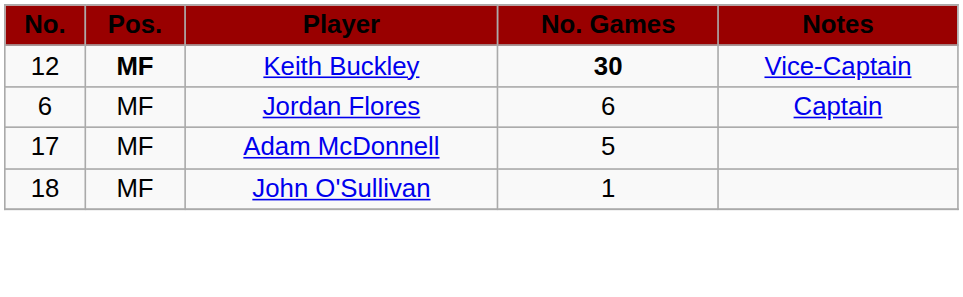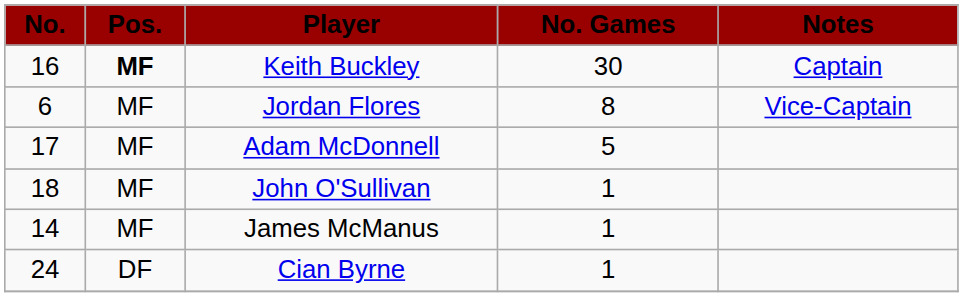(45, 65) 12 -> (45, 65) 16
(608, 65) bold -> (608, 65) normal
(838, 65) Vice-Captain -> (838, 65) Captain
(608, 106) 6 -> (608, 106) 8
(838, 106) Captain -> (838, 106) Vice-Captain
+ row: (341, 229)
+ row: (341, 270)
